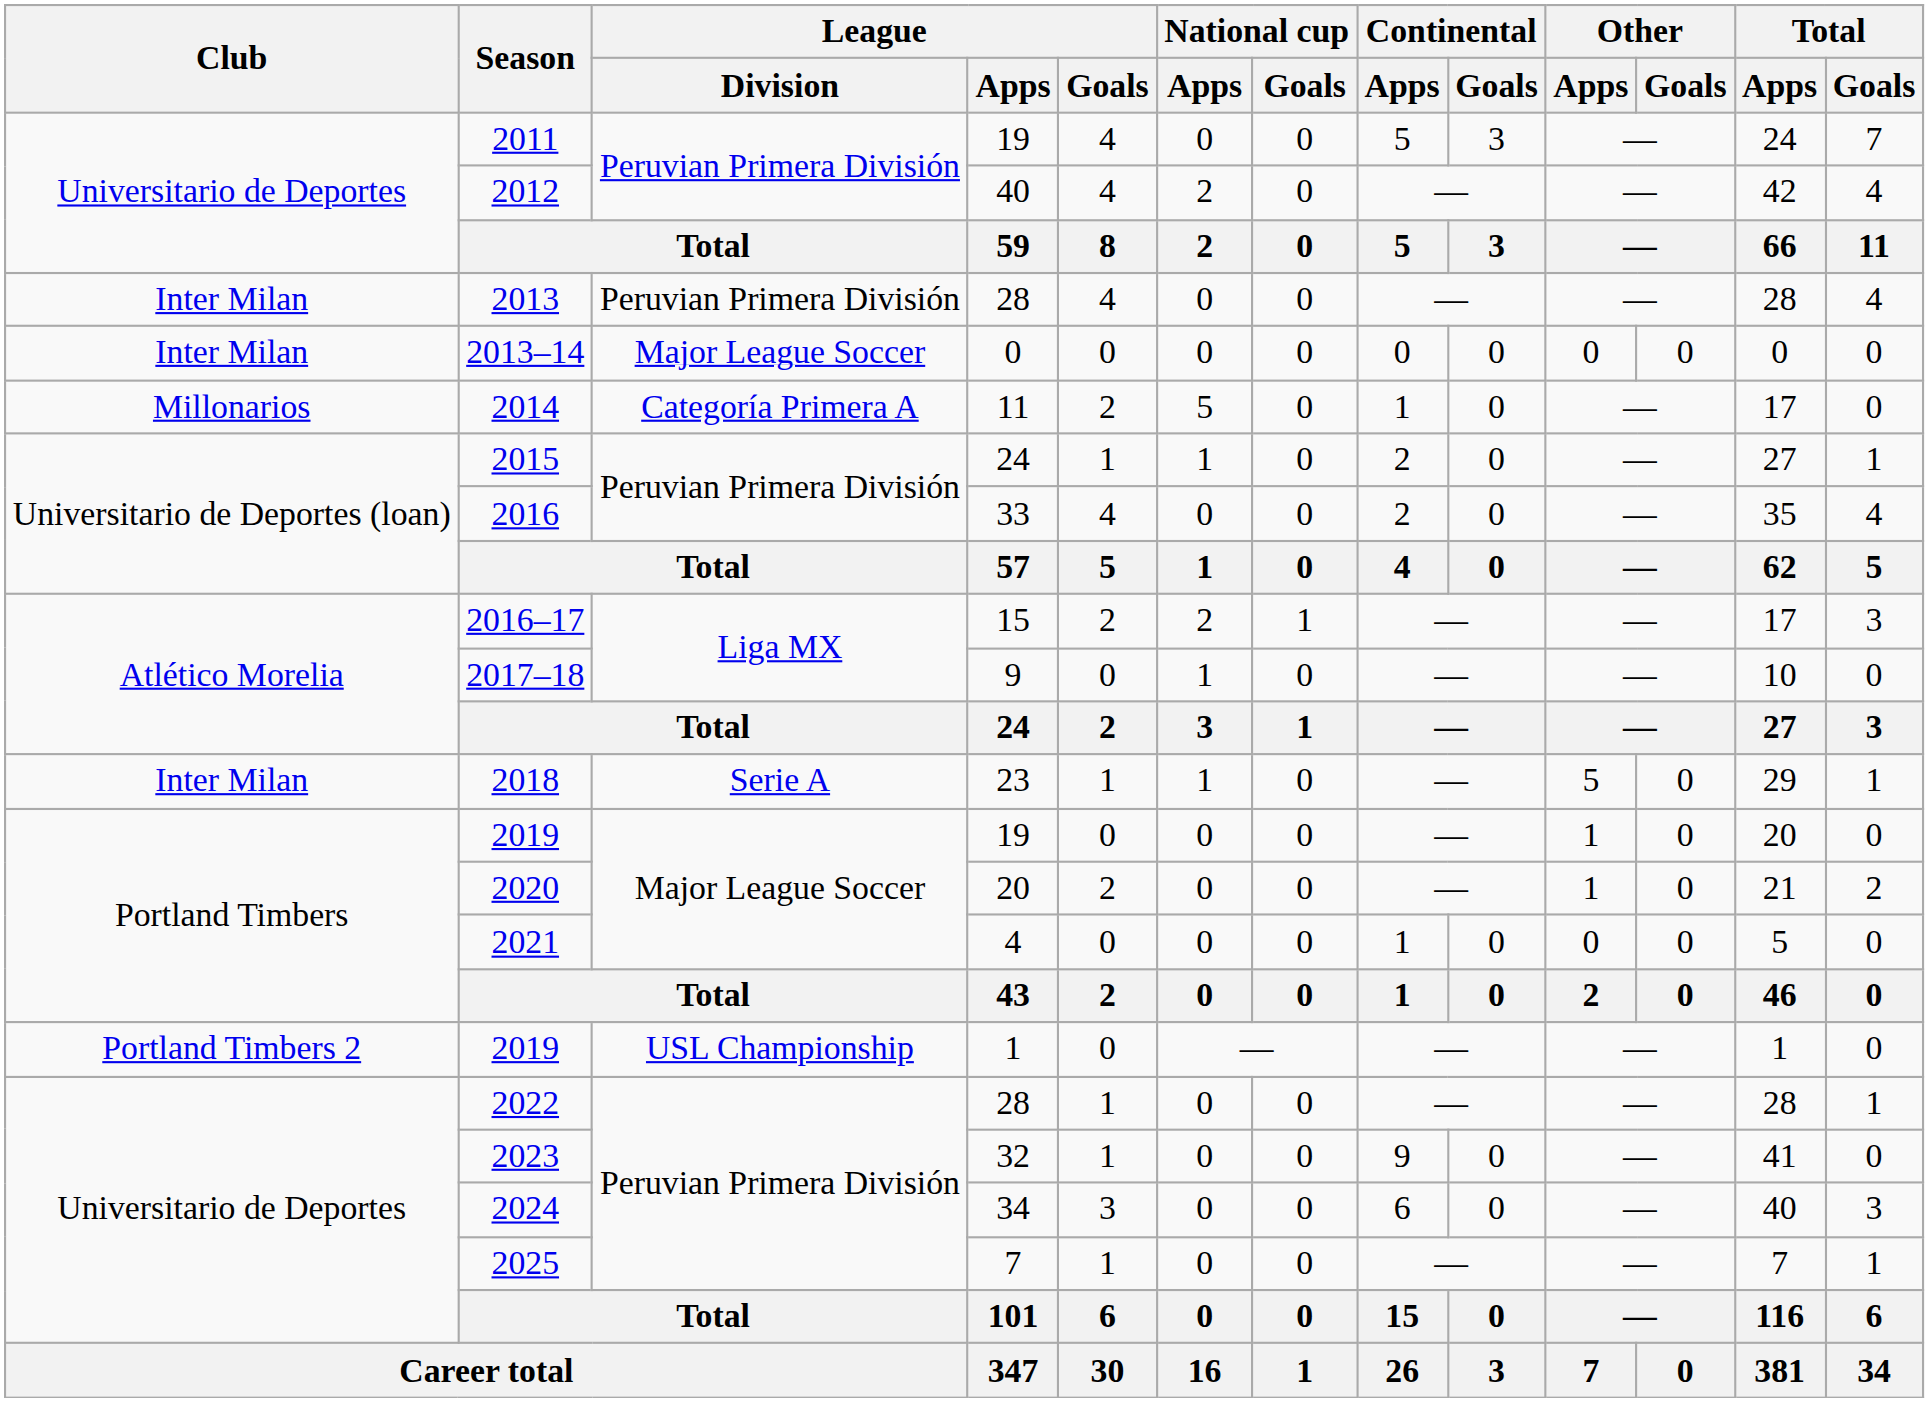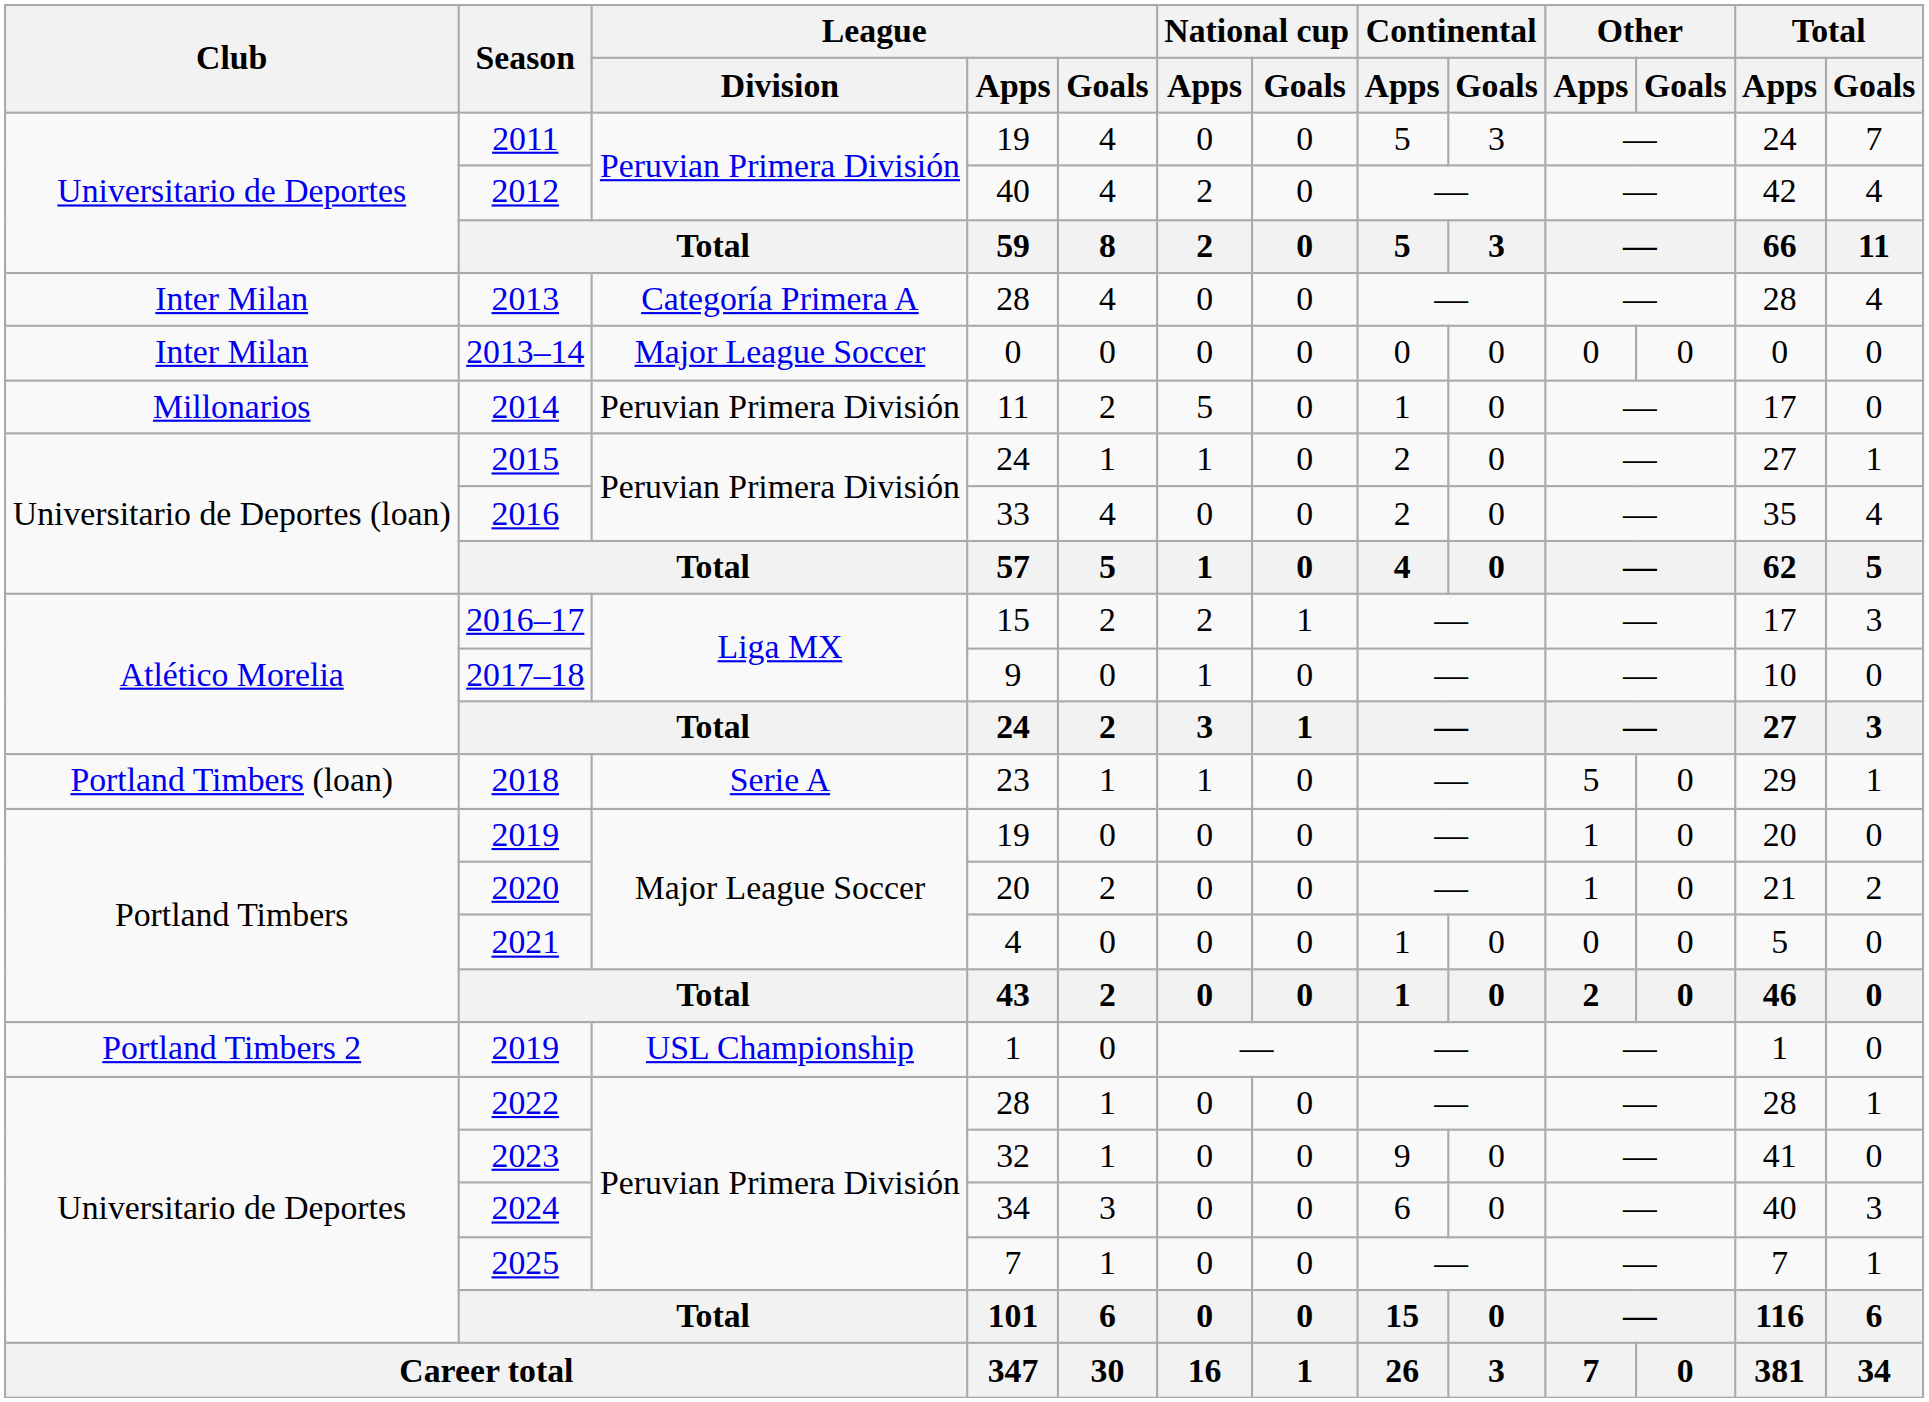(780, 298) Peruvian Primera División -> (780, 298) Categoría Primera A
(780, 406) Categoría Primera A -> (780, 406) Peruvian Primera División
(232, 780) Inter Milan -> (232, 780) Portland Timbers (loan)
